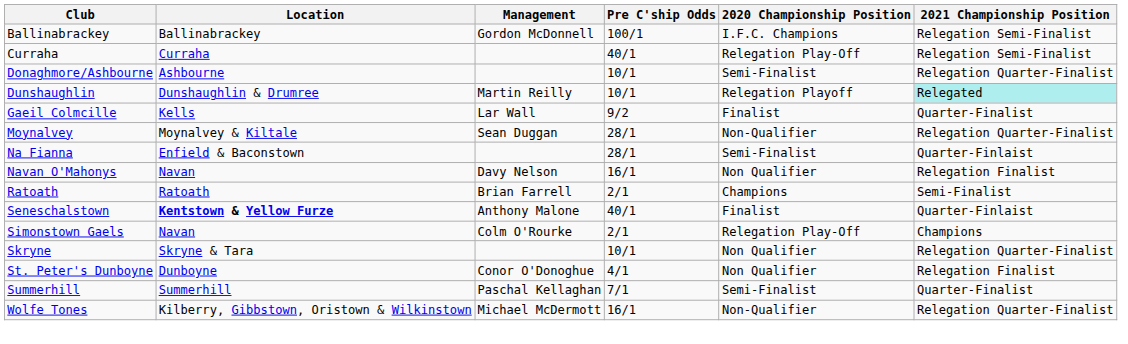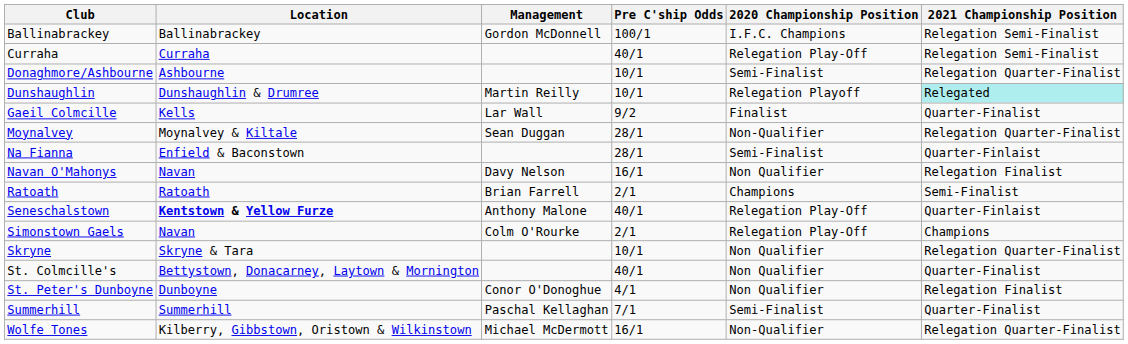(751, 211) Finalist -> (798, 211) Relegation Play-Off
+ row: (62, 270)
